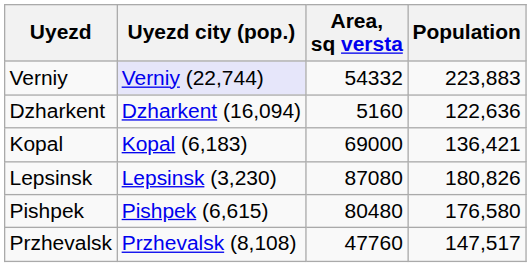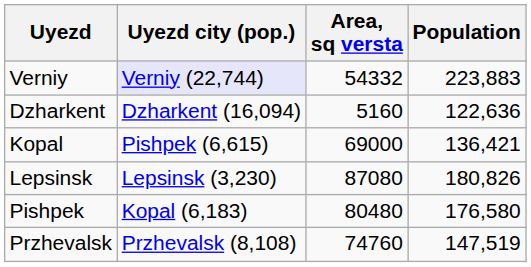(185, 144) Kopal (6,183) -> (195, 144) Pishpek (6,615)
(195, 210) Pishpek (6,615) -> (185, 210) Kopal (6,183)
(374, 244) 47760 -> (374, 244) 74760
(483, 244) 147,517 -> (483, 244) 147,519
